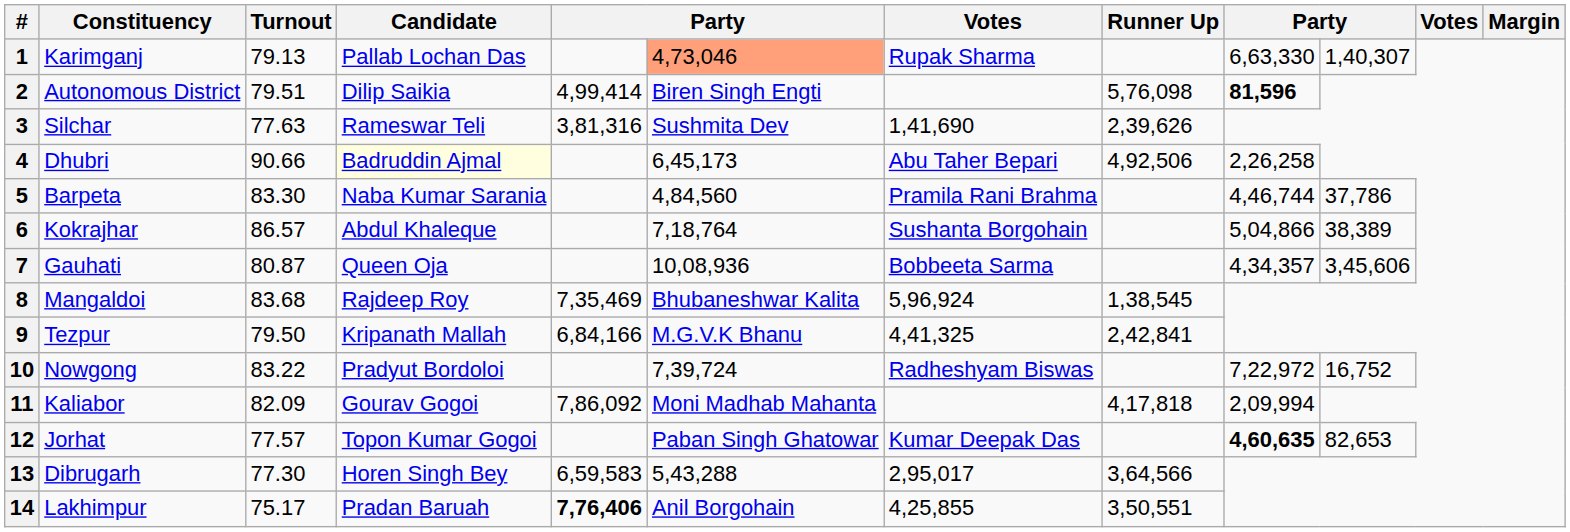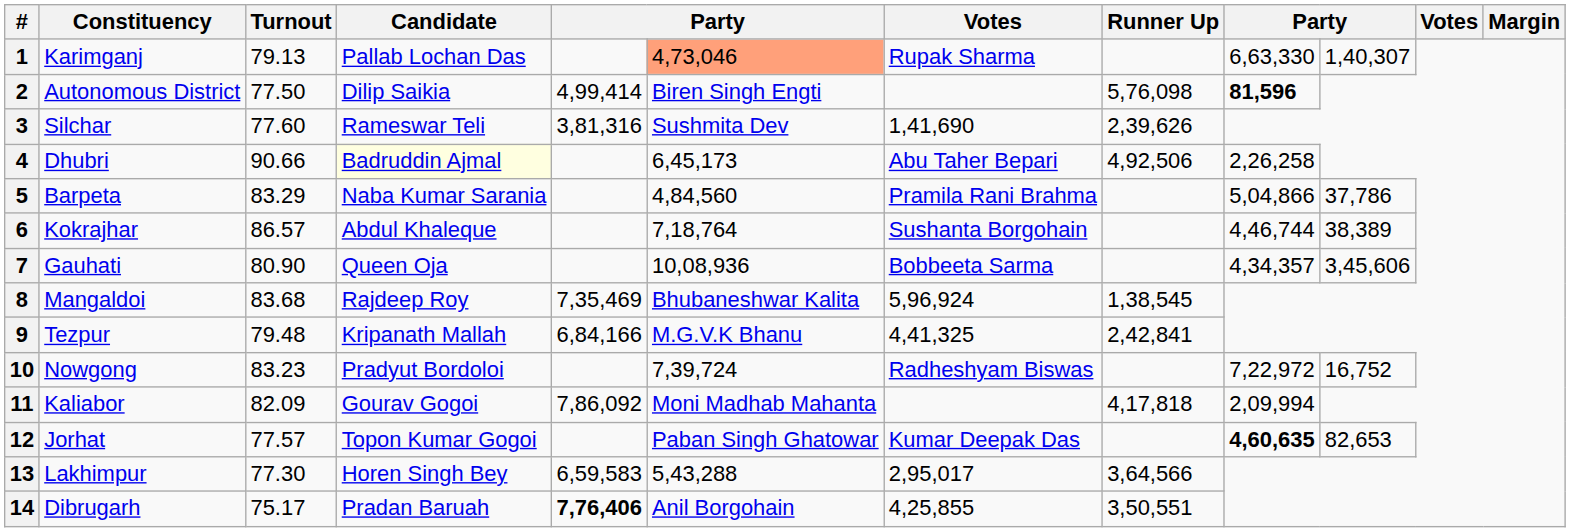(278, 91) 79.51 -> (278, 91) 77.50
(278, 126) 77.63 -> (278, 126) 77.60
(278, 195) 83.30 -> (278, 195) 83.29
(1272, 195) 4,46,744 -> (1272, 195) 5,04,866
(1272, 230) 5,04,866 -> (1272, 230) 4,46,744
(278, 265) 80.87 -> (278, 265) 80.90
(278, 334) 79.50 -> (278, 334) 79.48
(278, 369) 83.22 -> (278, 369) 83.23
(92, 473) Dibrugarh -> (95, 473) Lakhimpur
(95, 508) Lakhimpur -> (92, 508) Dibrugarh
